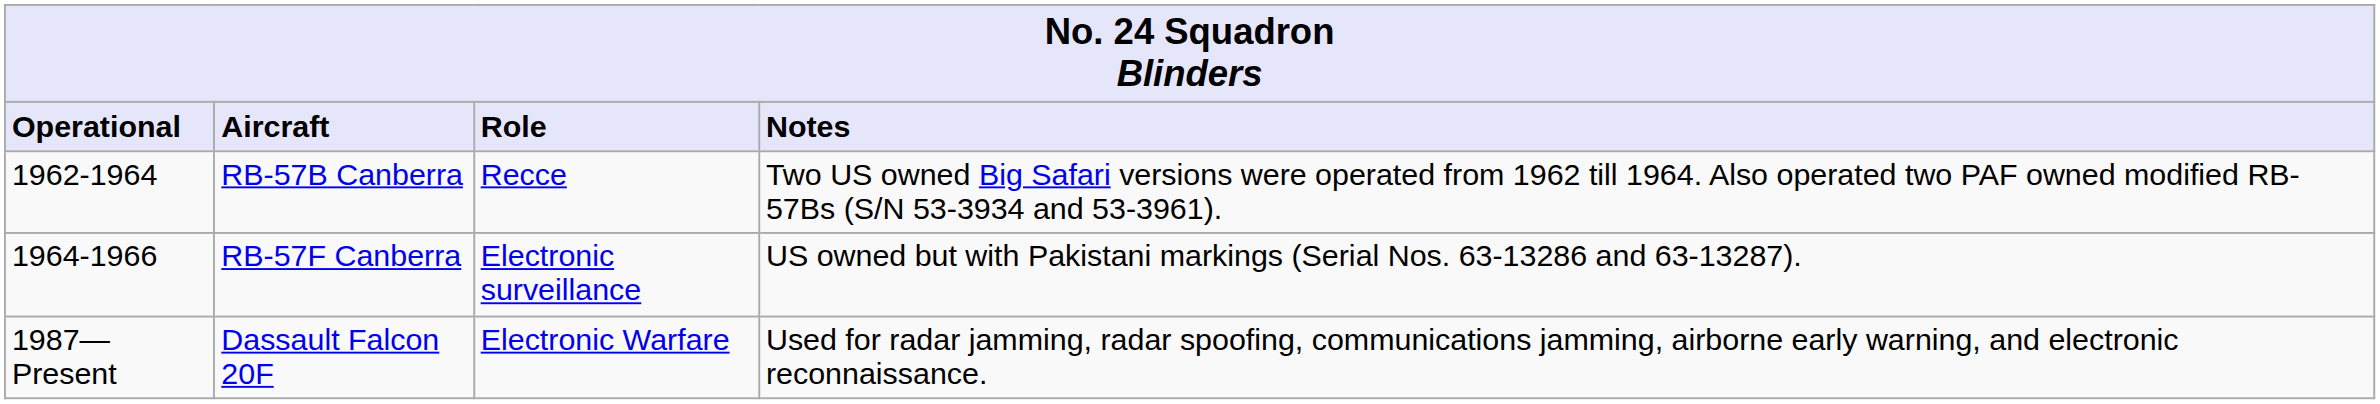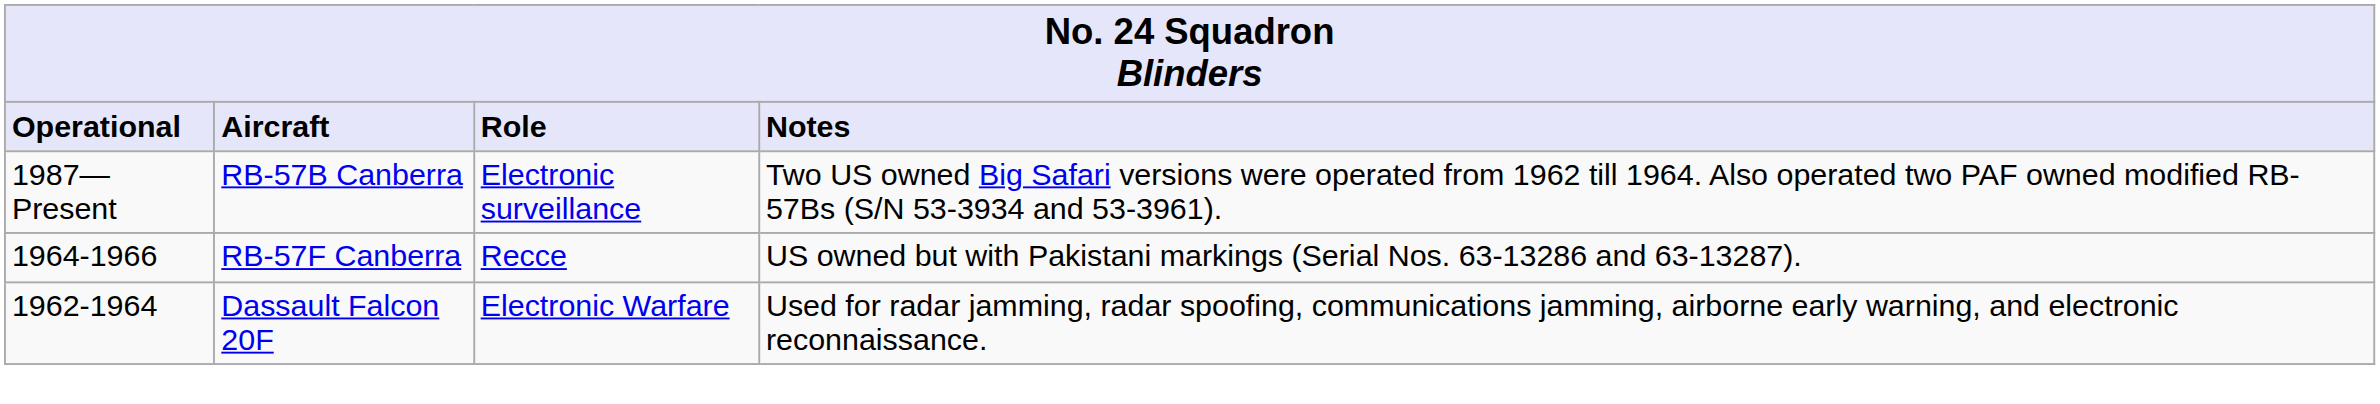(85, 174) 1962-1964 -> (64, 191) 1987—Present
(524, 174) Recce -> (561, 191) Electronic surveillance
(561, 273) Electronic surveillance -> (524, 256) Recce
(64, 356) 1987—Present -> (85, 305) 1962-1964
